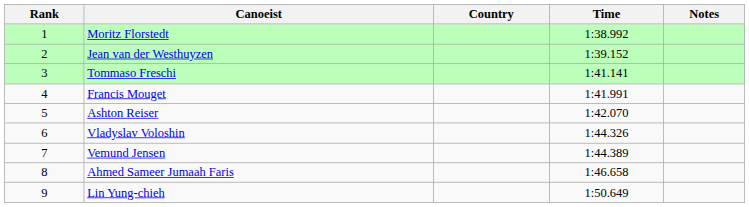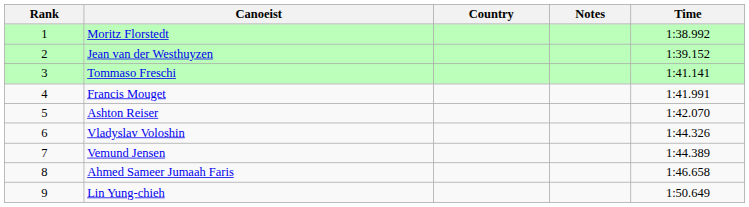columns swapped: (606, 14) <-> (704, 14)
